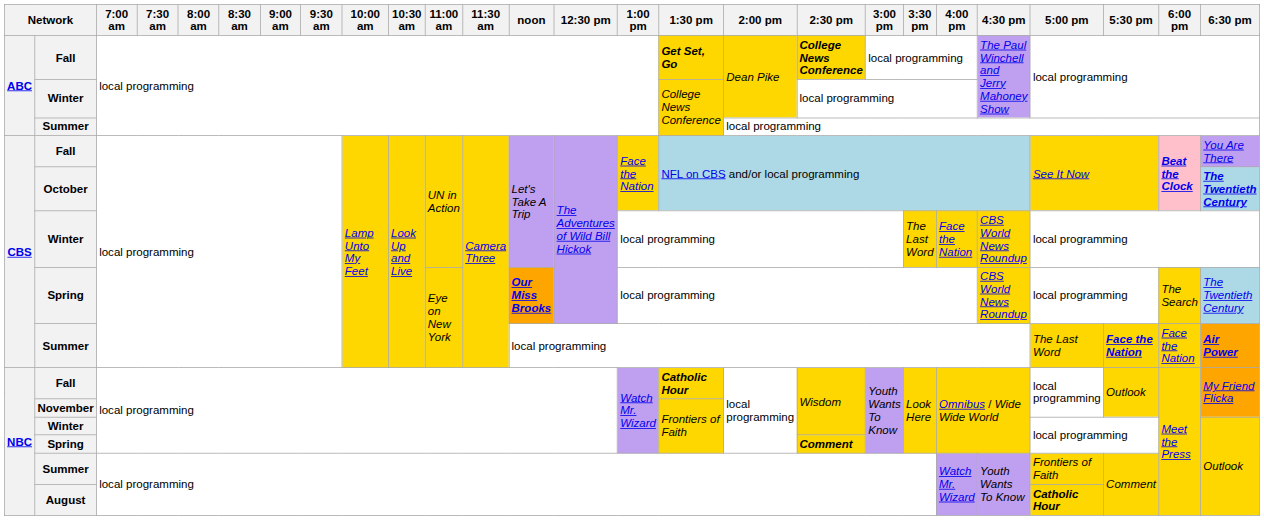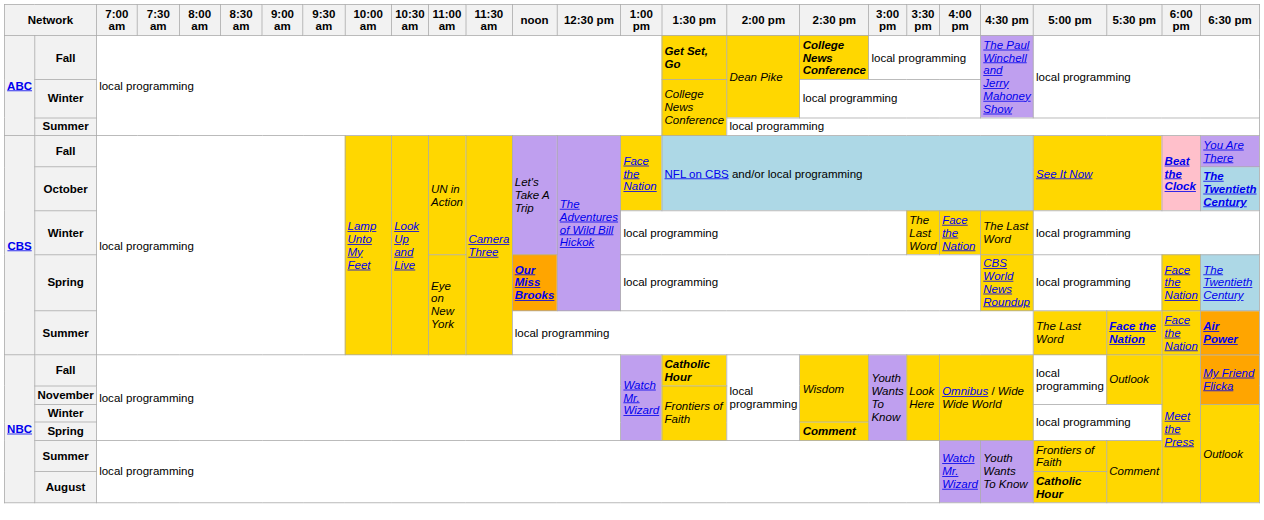(1003, 239) CBS World News Roundup -> (1006, 233) The Last Word
(1180, 296) The Search -> (1181, 283) Face the Nation
